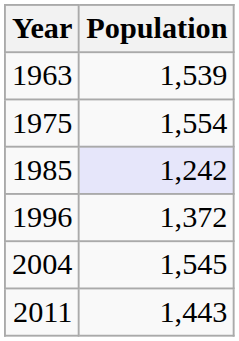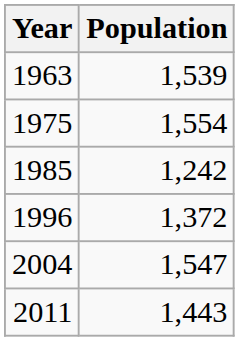(193, 170) lavender background -> (193, 170) no background
(193, 264) 1,545 -> (193, 264) 1,547
